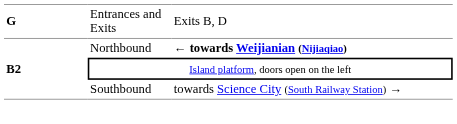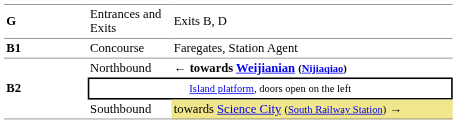+ row: (117, 48)
(288, 89) no background -> (288, 109) khaki background
